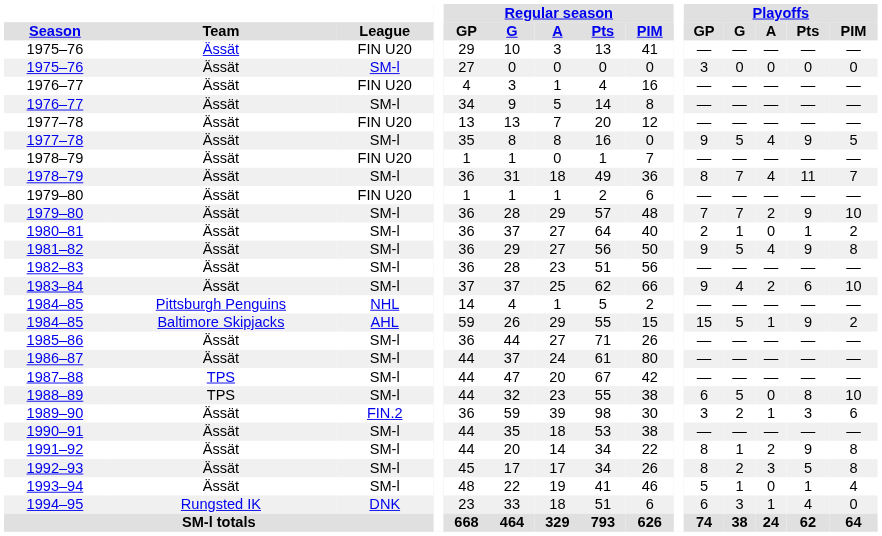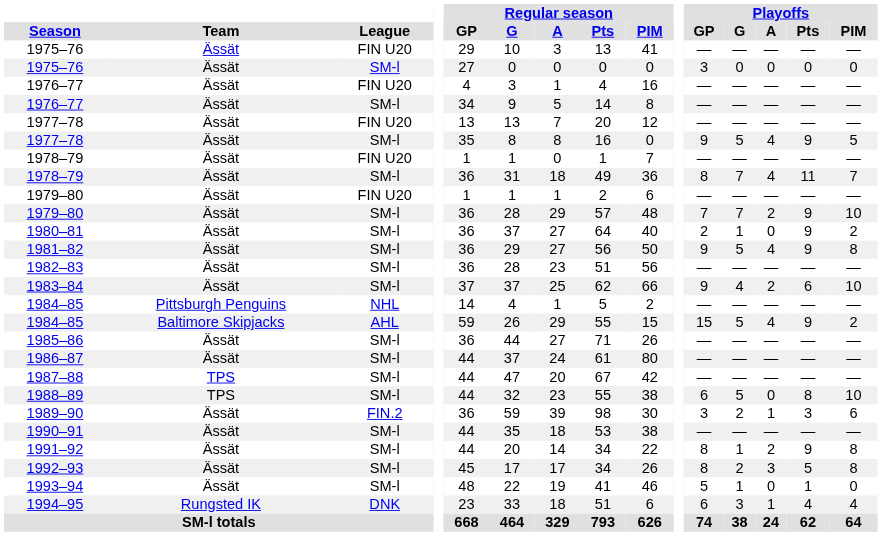(808, 231) 1 -> (808, 231) 9
(771, 322) 1 -> (771, 322) 4
(853, 486) 4 -> (853, 486) 0
(853, 504) 0 -> (853, 504) 4
